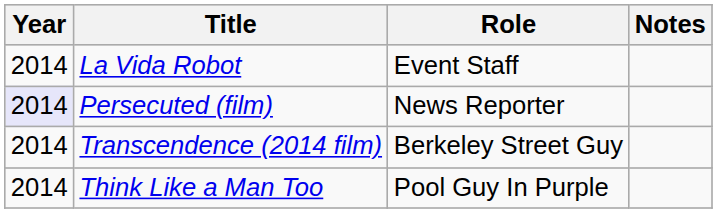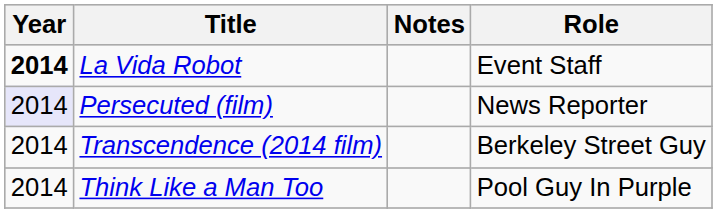columns swapped: (508, 24) <-> (670, 24)
(39, 65) normal -> (39, 65) bold
